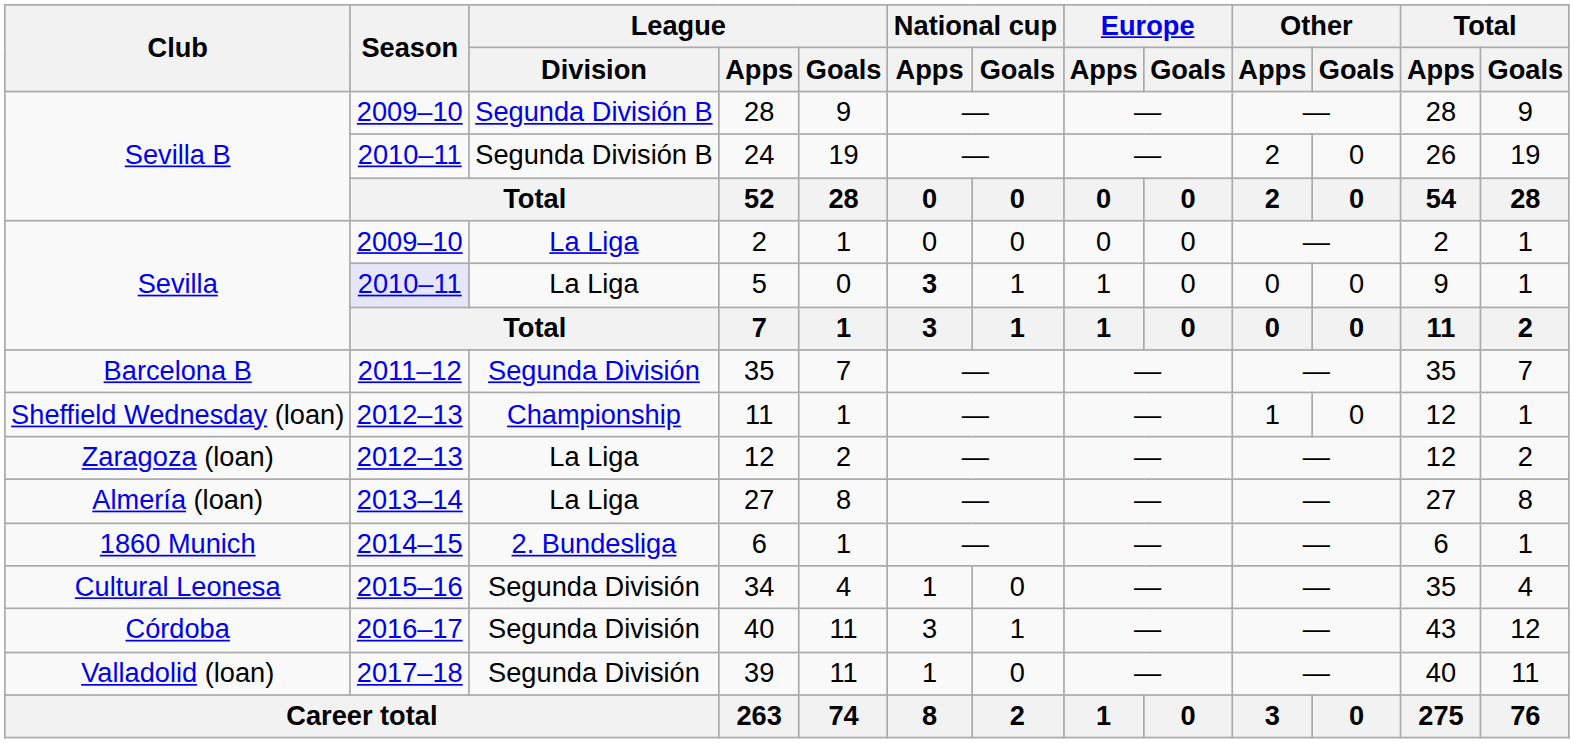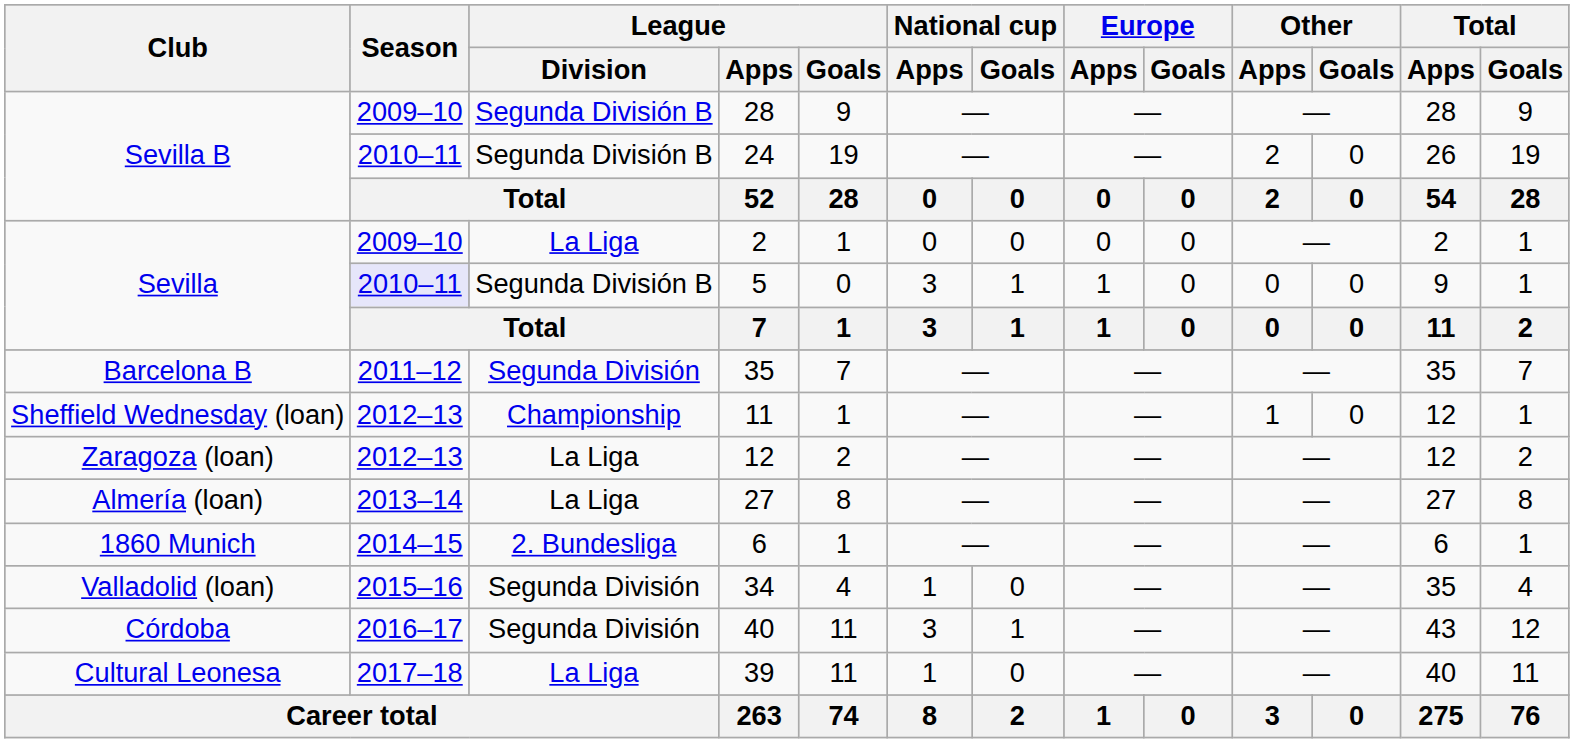(594, 284) La Liga -> (594, 284) Segunda División B
(930, 284) bold -> (930, 284) normal
(178, 586) Cultural Leonesa -> (178, 586) Valladolid (loan)
(178, 673) Valladolid (loan) -> (178, 673) Cultural Leonesa
(594, 673) Segunda División -> (594, 673) La Liga
